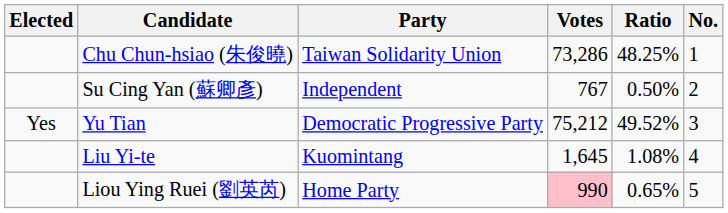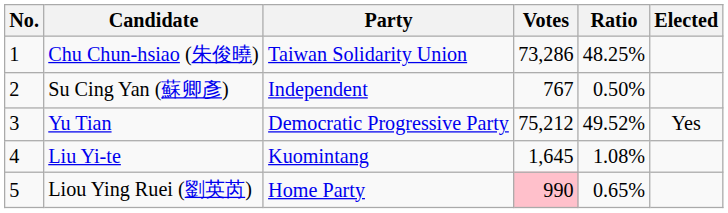columns swapped: (703, 20) <-> (41, 20)
